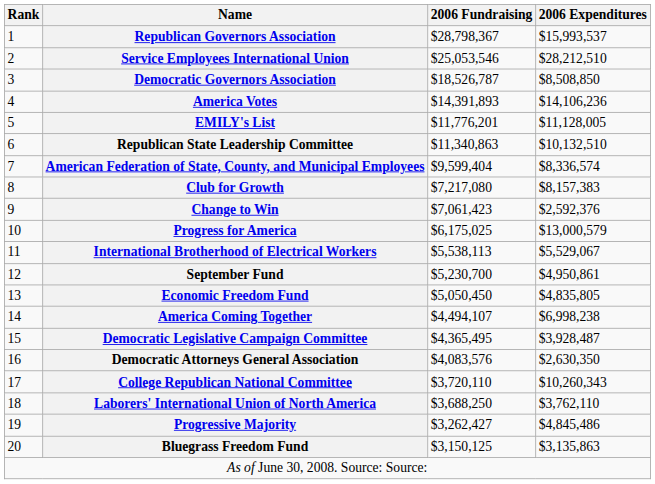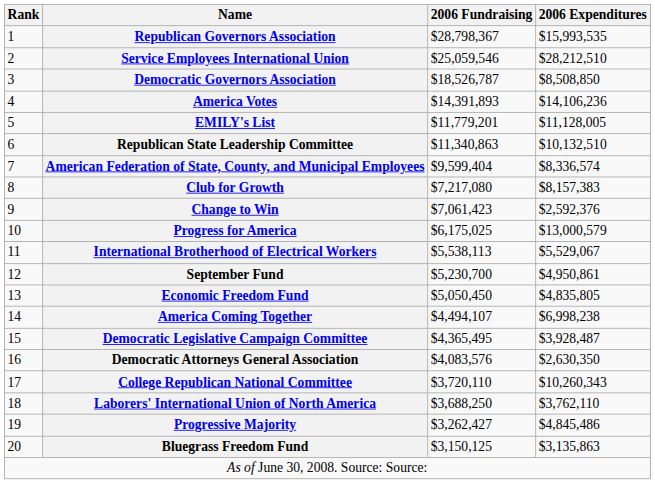(573, 36) $15,993,537 -> (573, 36) $15,993,535
(465, 58) $25,053,546 -> (465, 58) $25,059,546
(465, 123) $11,776,201 -> (465, 123) $11,779,201
